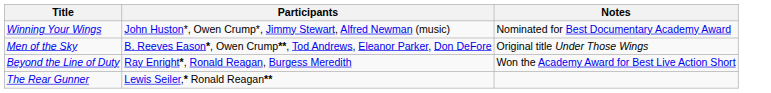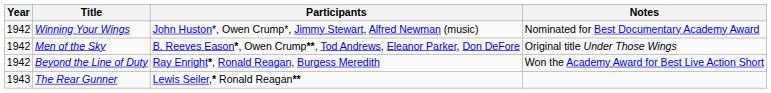+ column: (19, 12)
